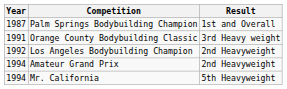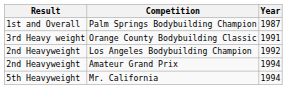columns swapped: (16, 11) <-> (241, 11)
